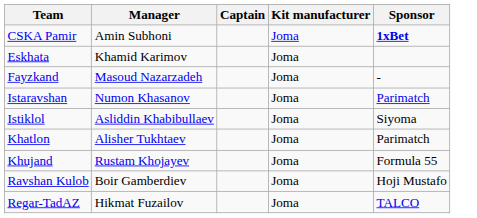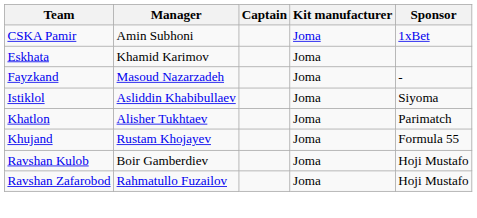(393, 35) bold -> (414, 35) normal
- row: (37, 98)
+ row: (59, 181)
- row: (44, 202)
